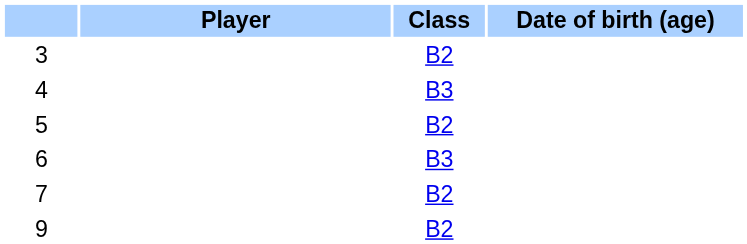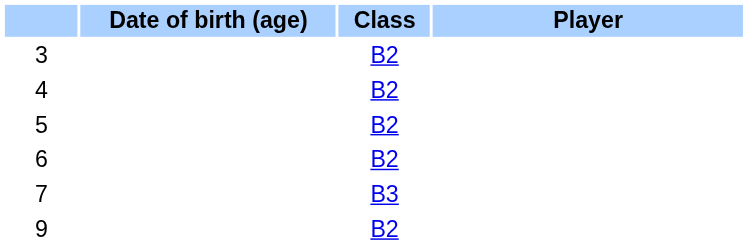columns swapped: (236, 20) <-> (615, 20)
(439, 90) B3 -> (385, 90) B2
(439, 159) B3 -> (385, 159) B2
(439, 194) B2 -> (385, 194) B3
